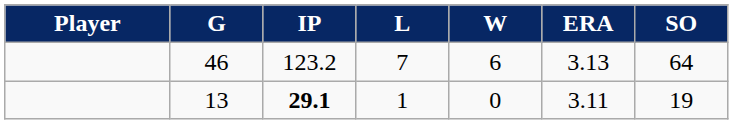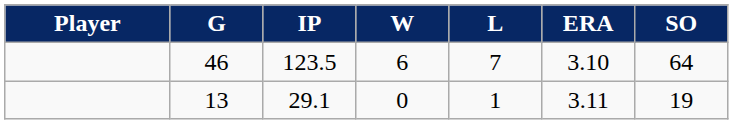columns swapped: (495, 23) <-> (402, 23)
(309, 61) 123.2 -> (309, 61) 123.5
(588, 61) 3.13 -> (588, 61) 3.10
(309, 99) bold -> (309, 99) normal
